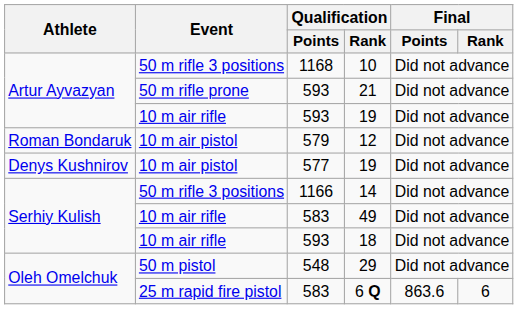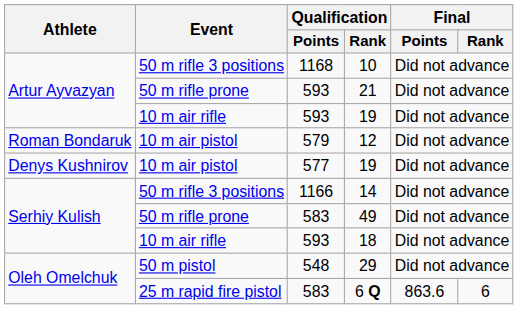(182, 216) 10 m air rifle -> (194, 216) 50 m rifle prone
